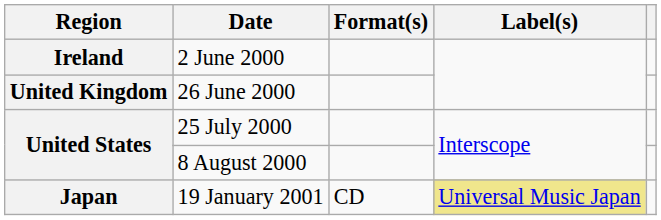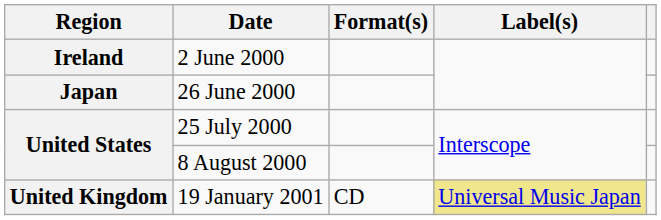(89, 92) United Kingdom -> (89, 92) Japan
(89, 197) Japan -> (89, 197) United Kingdom
